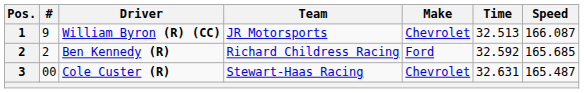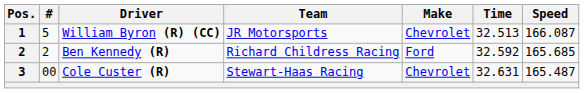(46, 34) 9 -> (46, 34) 5
